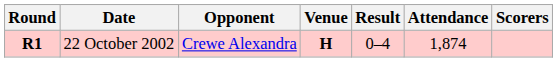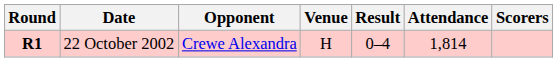(326, 43) bold -> (326, 43) normal
(448, 43) 1,874 -> (448, 43) 1,814
